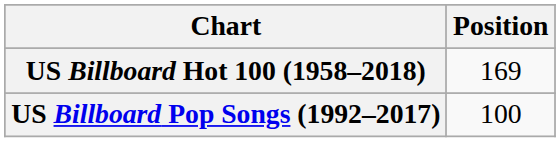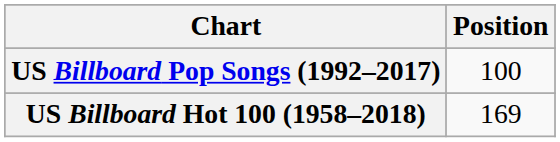rows swapped: (226, 114) <-> (226, 70)
